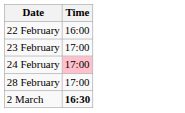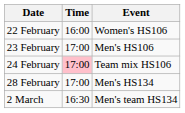+ column: (136, 13)
(77, 99) bold -> (77, 99) normal
